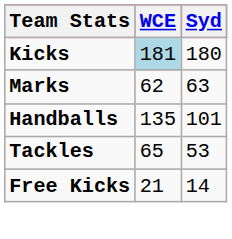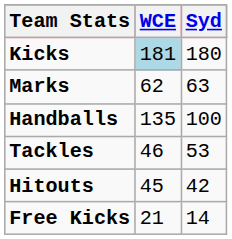(204, 120) 101 -> (204, 120) 100
(152, 153) 65 -> (152, 153) 46
+ row: (52, 185)
